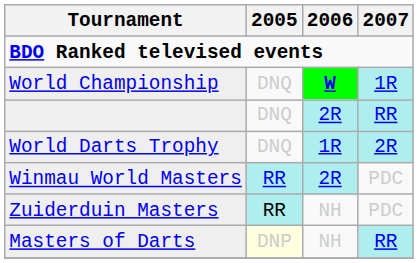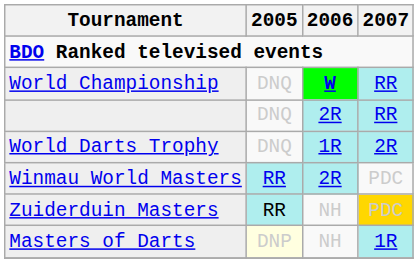(386, 84) 1R -> (386, 84) RR
(386, 210) no background -> (386, 210) gold background
(386, 242) RR -> (386, 242) 1R
